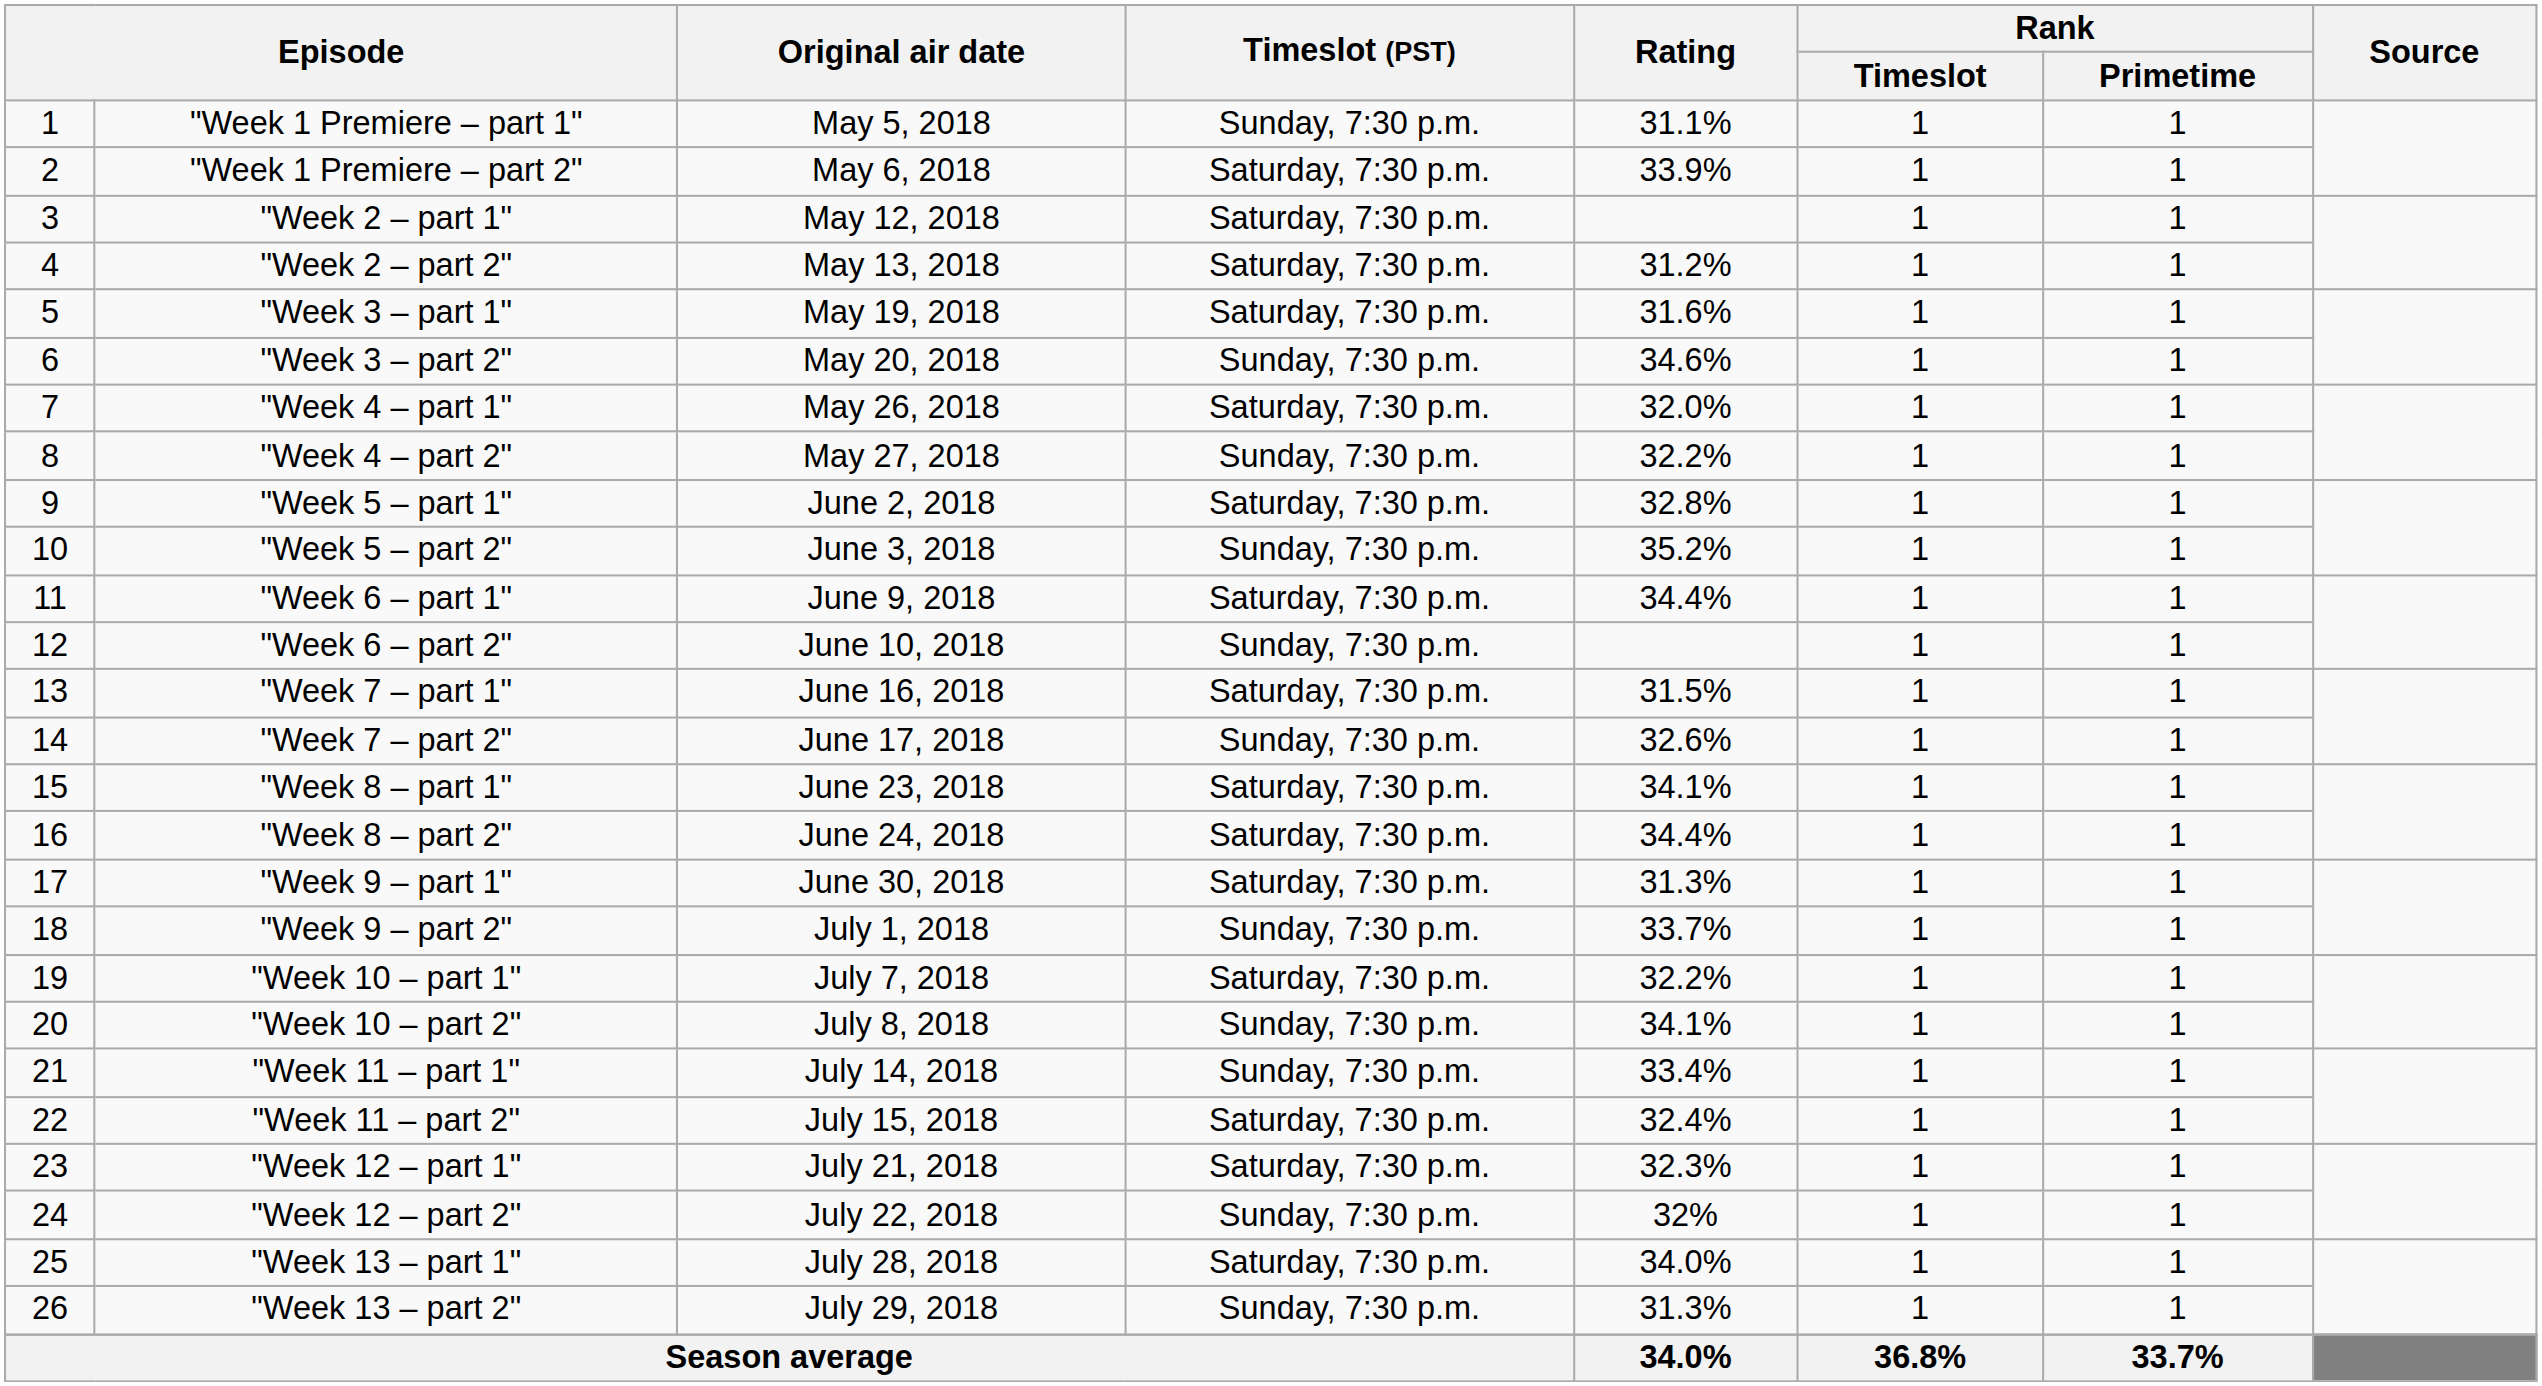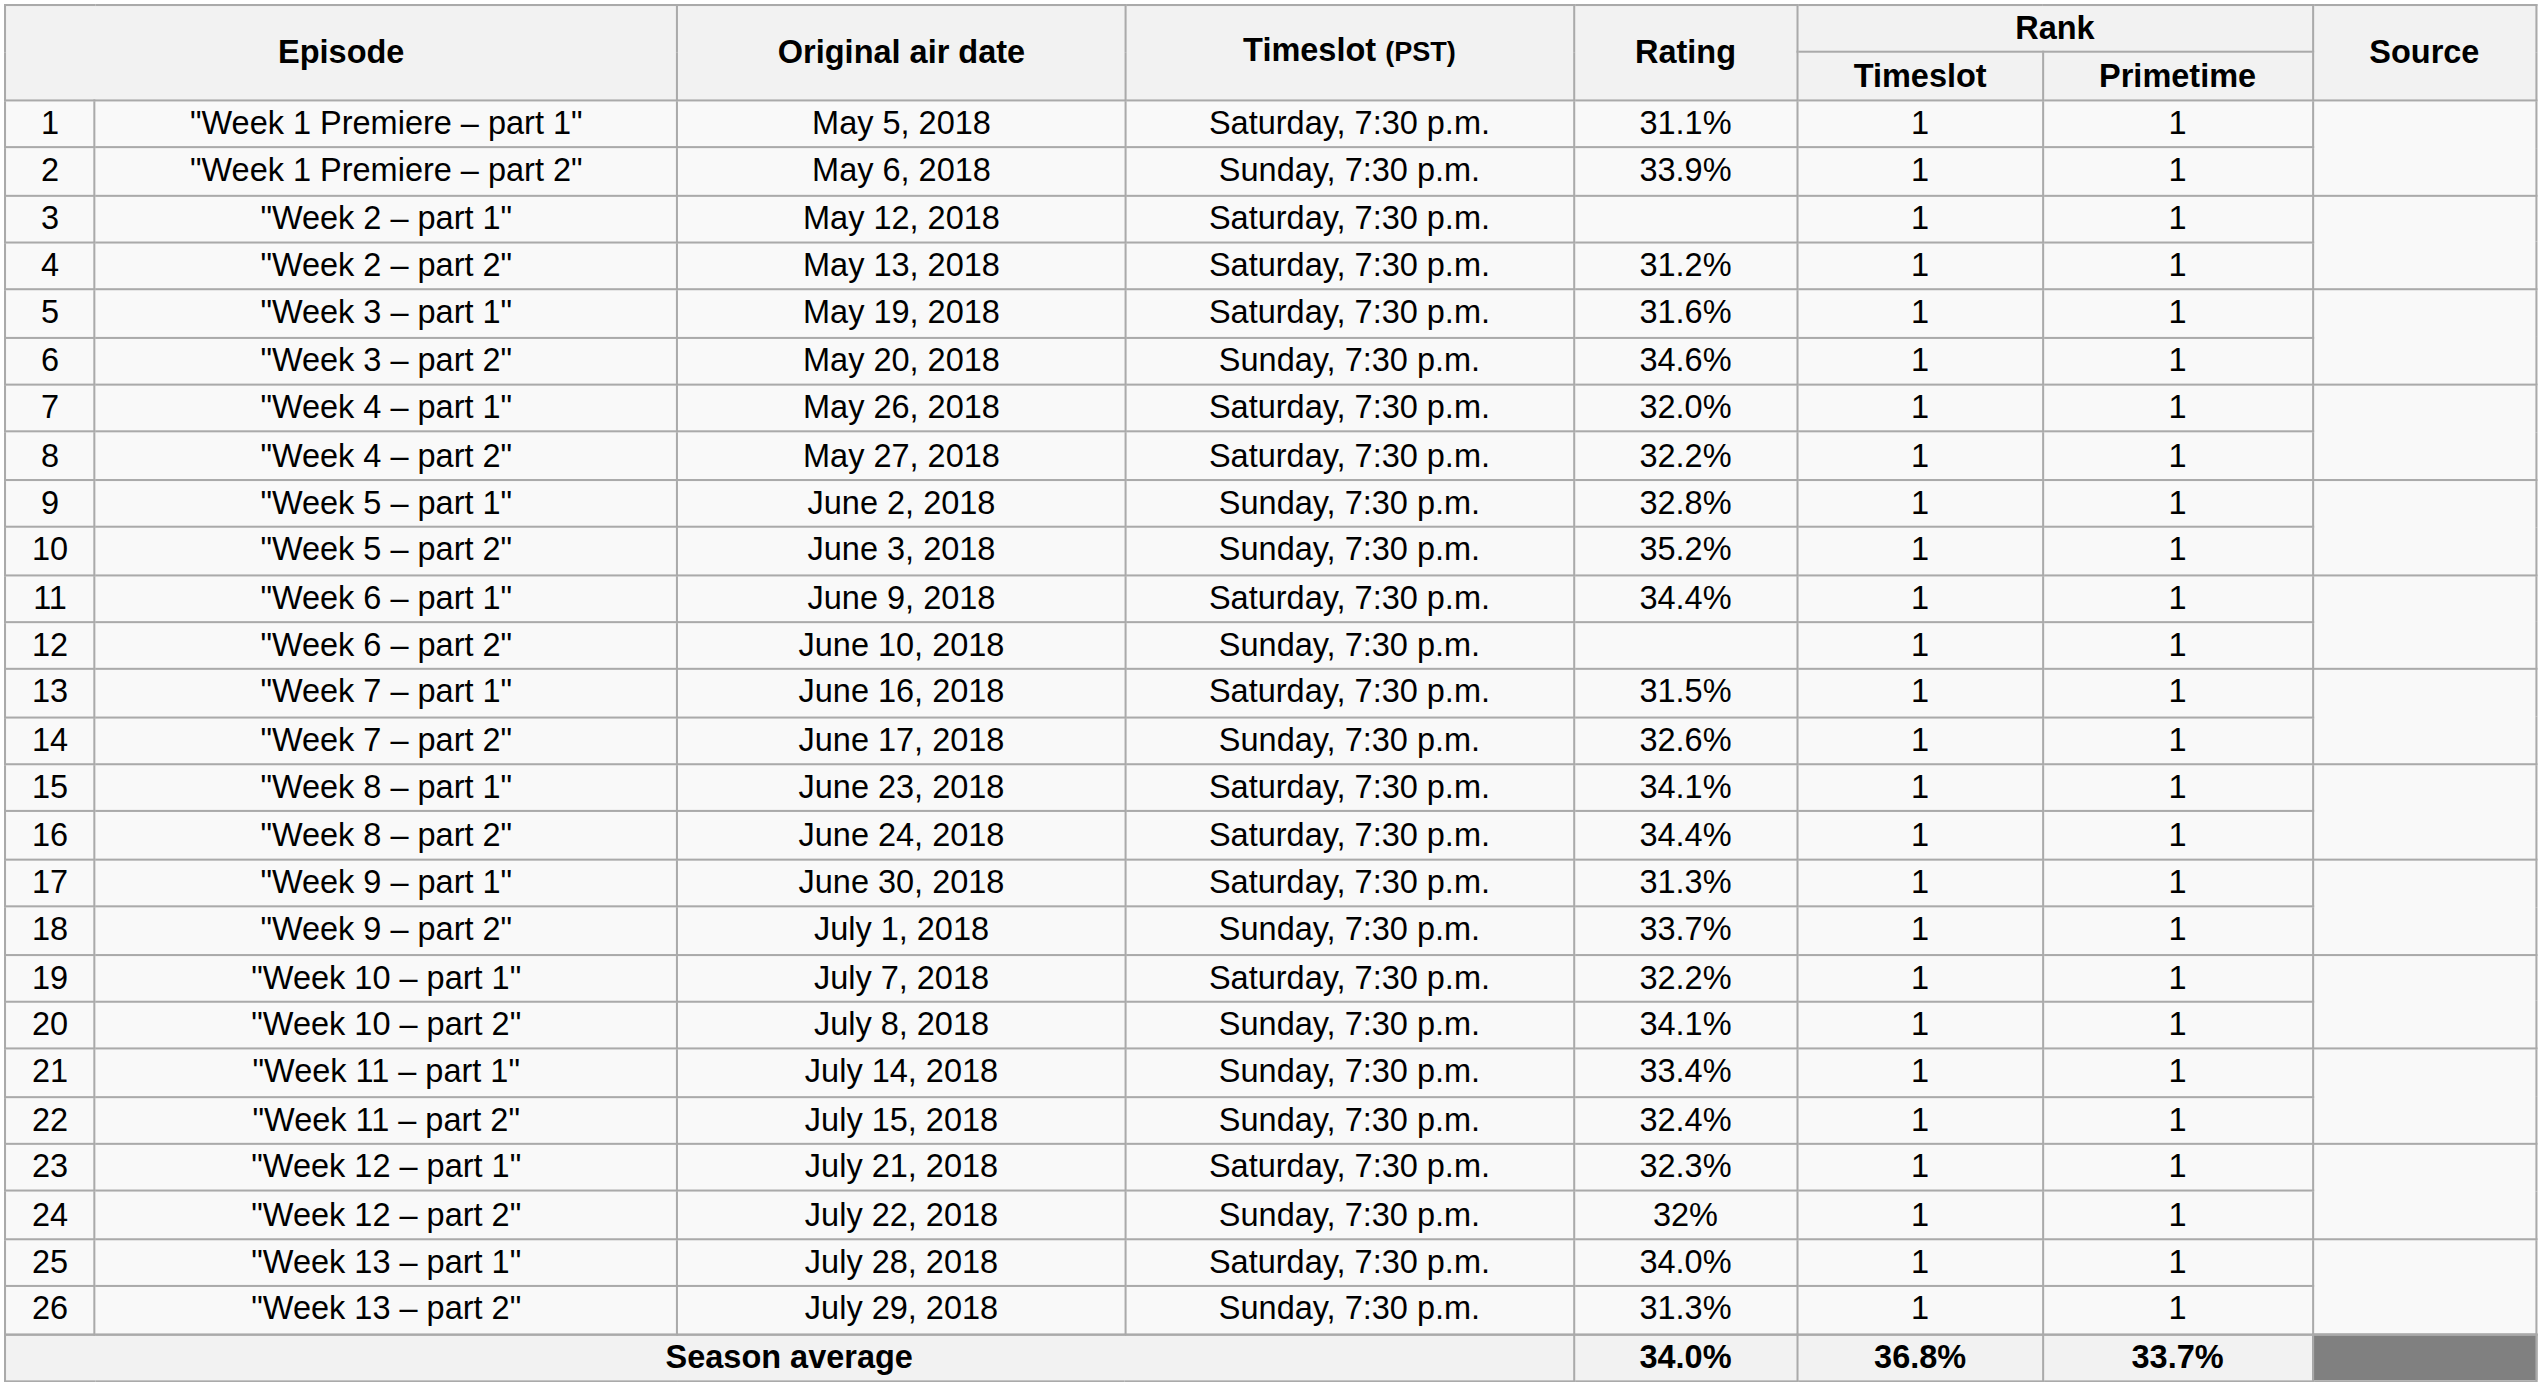(1349, 123) Sunday, 7:30 p.m. -> (1349, 123) Saturday, 7:30 p.m.
(1349, 170) Saturday, 7:30 p.m. -> (1349, 170) Sunday, 7:30 p.m.
(1349, 455) Sunday, 7:30 p.m. -> (1349, 455) Saturday, 7:30 p.m.
(1349, 502) Saturday, 7:30 p.m. -> (1349, 502) Sunday, 7:30 p.m.
(1349, 1119) Saturday, 7:30 p.m. -> (1349, 1119) Sunday, 7:30 p.m.
